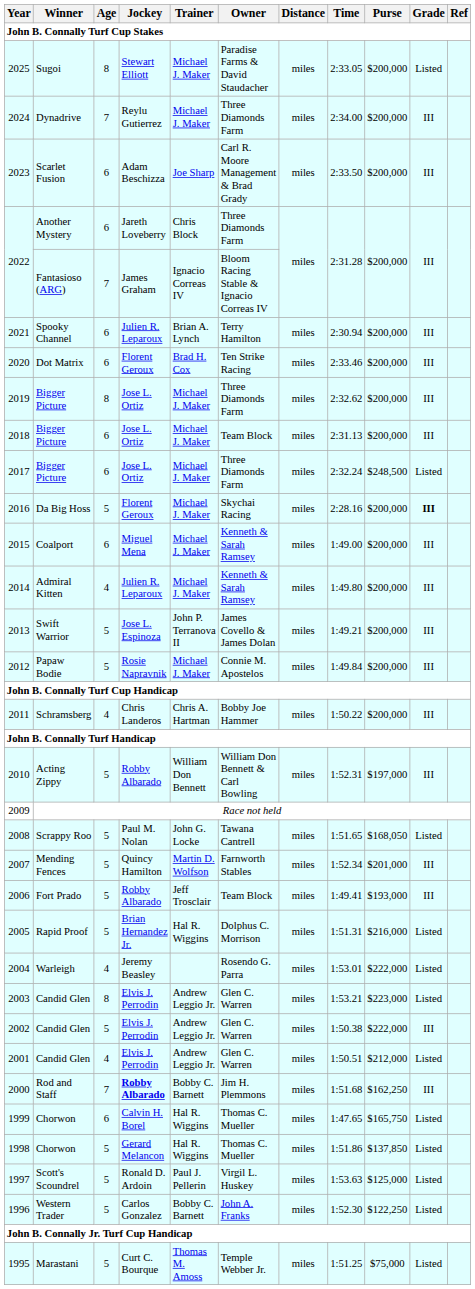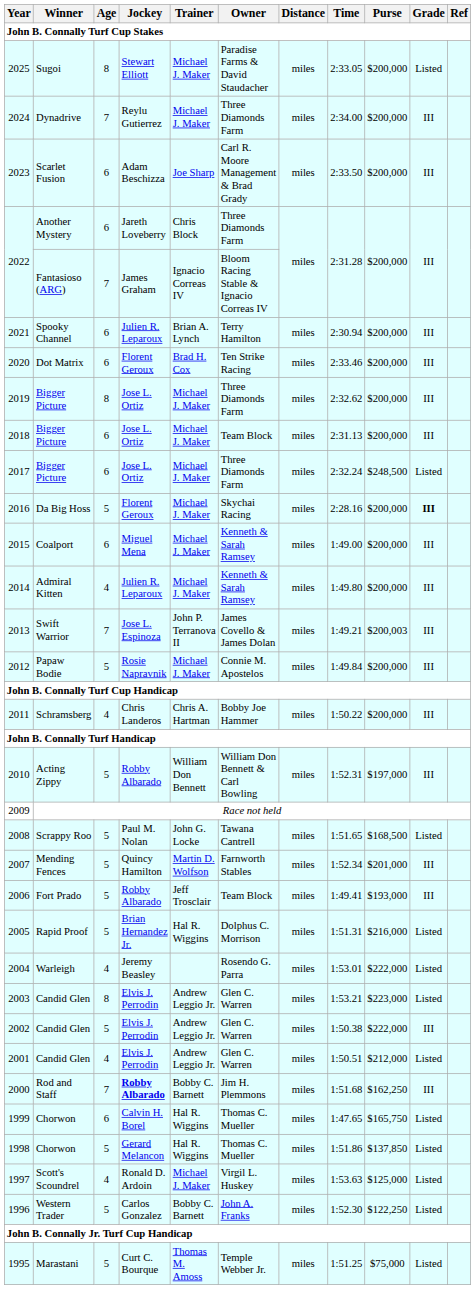(106, 630) 5 -> (106, 630) 7
(387, 630) $200,000 -> (387, 630) $200,003
(387, 835) $168,050 -> (387, 835) $168,500
(106, 1179) 5 -> (106, 1179) 4
(189, 1179) Paul J. Pellerin -> (191, 1179) Michael J. Maker
